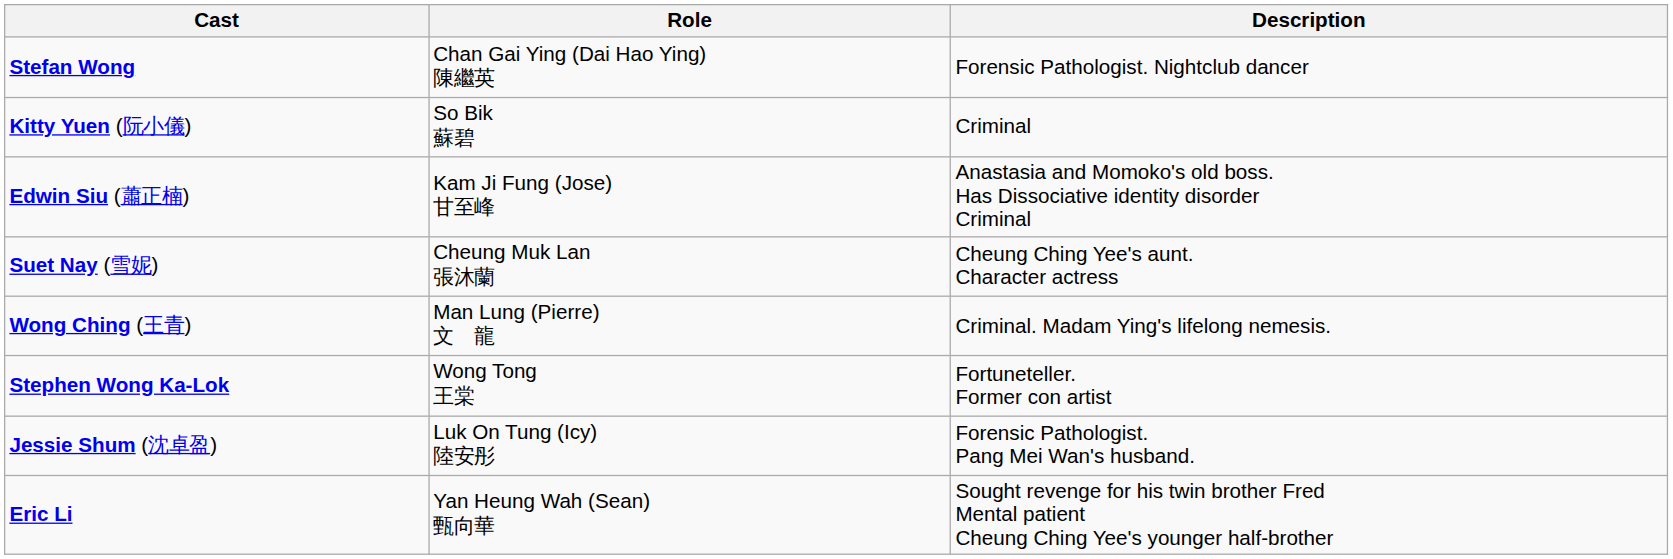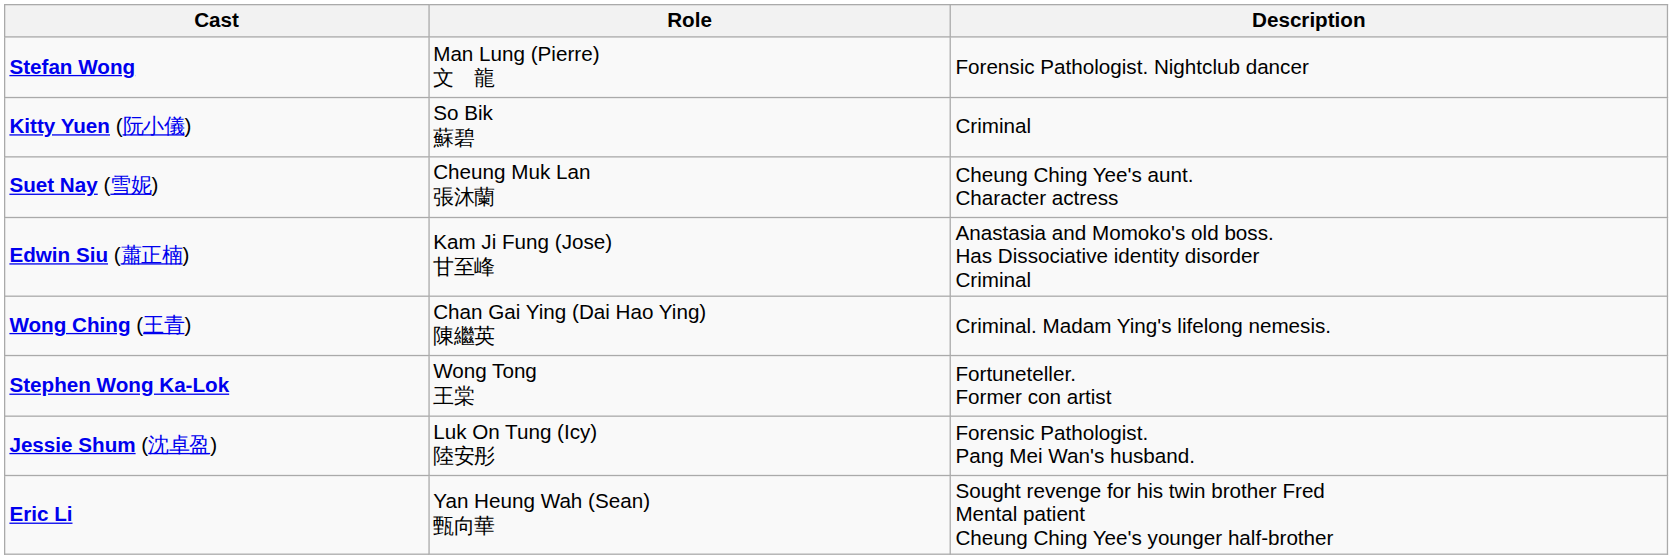(570, 65) Chan Gai Ying (Dai Hao Ying) 陳繼英 -> (516, 65) Man Lung (Pierre) 文 龍
rows swapped: (84, 265) <-> (99, 195)
(516, 324) Man Lung (Pierre) 文 龍 -> (570, 324) Chan Gai Ying (Dai Hao Ying) 陳繼英
